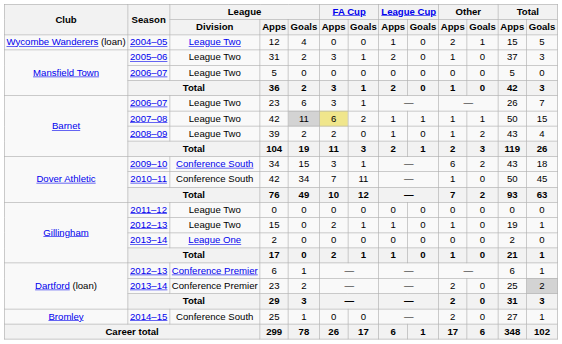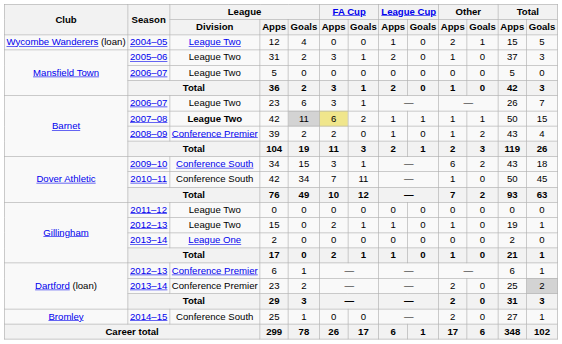(215, 118) normal -> (215, 118) bold
(215, 133) League Two -> (215, 133) Conference Premier
